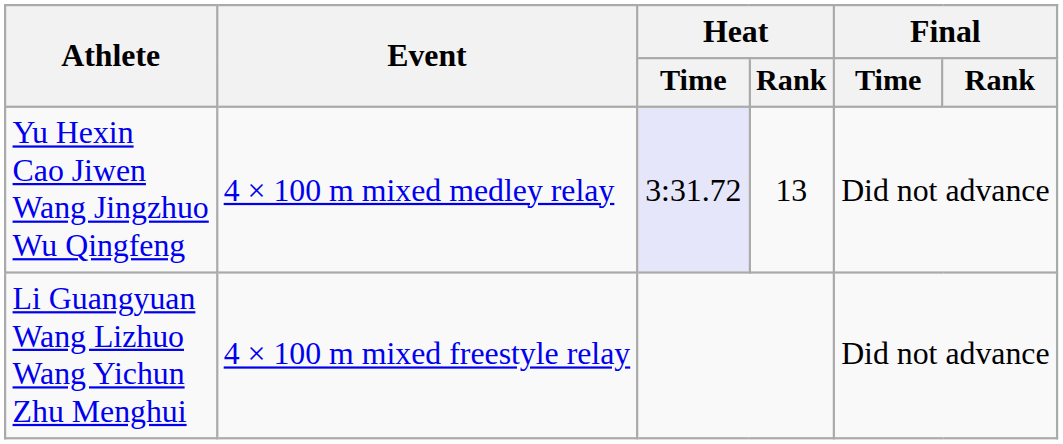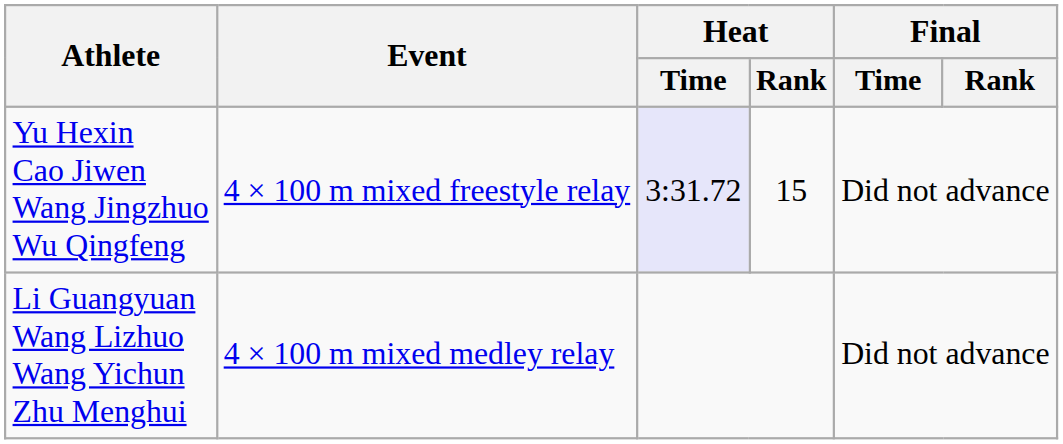(419, 189) 4 × 100 m mixed medley relay -> (427, 189) 4 × 100 m mixed freestyle relay
(791, 189) 13 -> (791, 189) 15
(427, 354) 4 × 100 m mixed freestyle relay -> (419, 354) 4 × 100 m mixed medley relay
